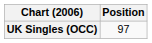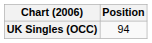(123, 30) 97 -> (123, 30) 94
